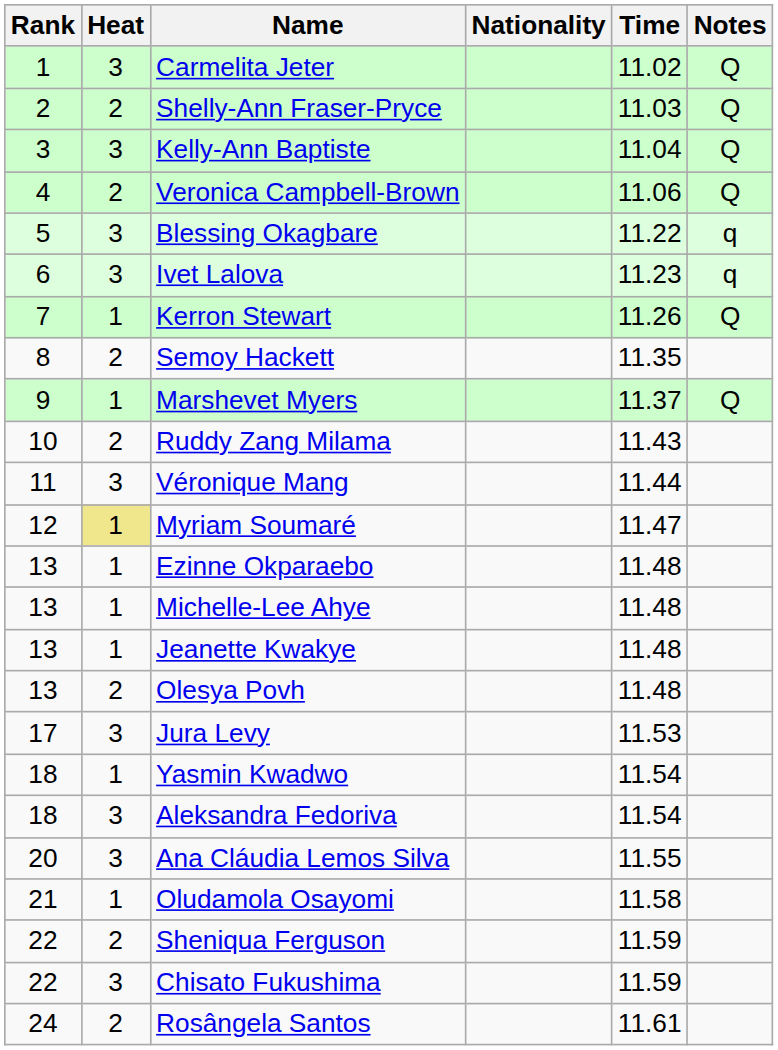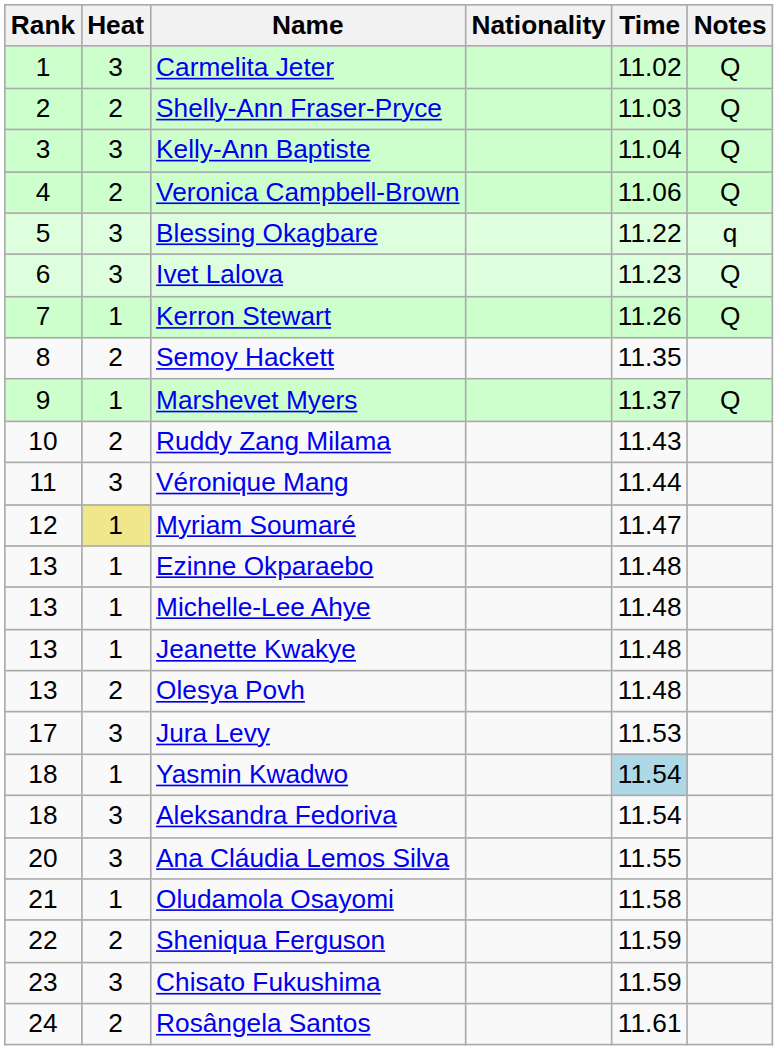(730, 274) q -> (730, 274) Q
(650, 774) no background -> (650, 774) lightblue background
(43, 982) 22 -> (43, 982) 23
